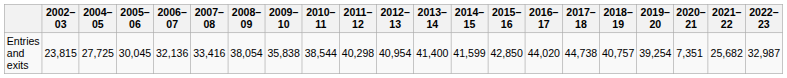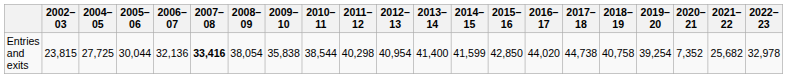(135, 53) 30,045 -> (135, 53) 30,044
(209, 53) normal -> (209, 53) bold
(618, 53) 40,757 -> (618, 53) 40,758
(690, 53) 7,351 -> (690, 53) 7,352
(764, 53) 32,987 -> (764, 53) 32,978
